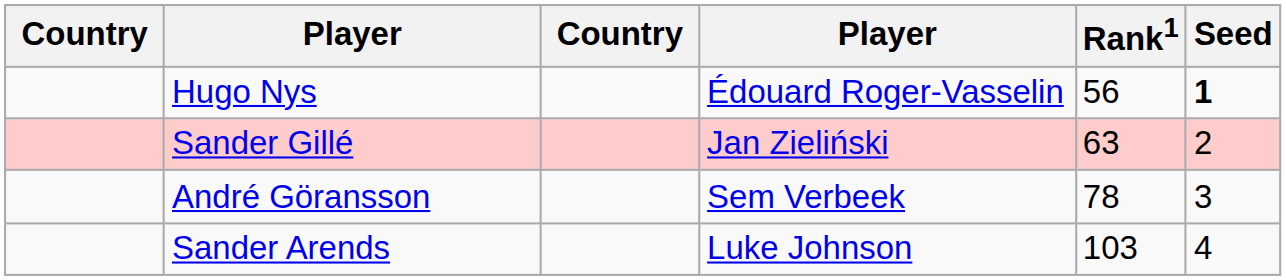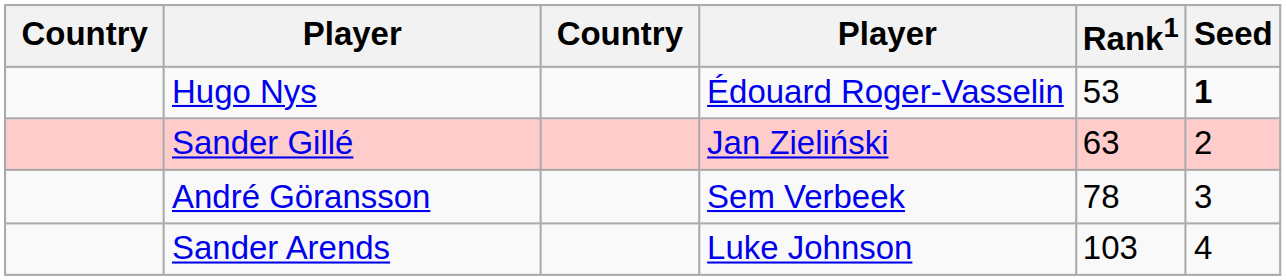(1101, 91) 56 -> (1101, 91) 53
